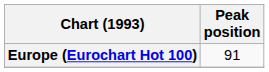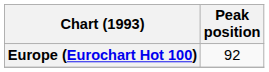(232, 55) 91 -> (232, 55) 92
